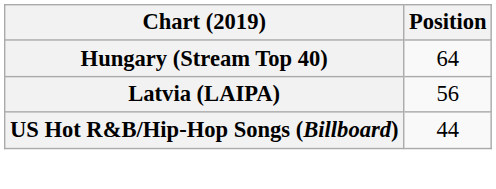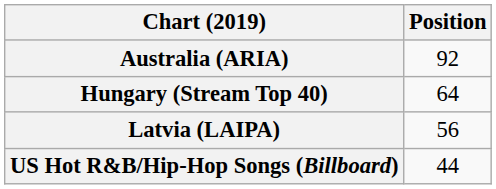+ row: (204, 58)
